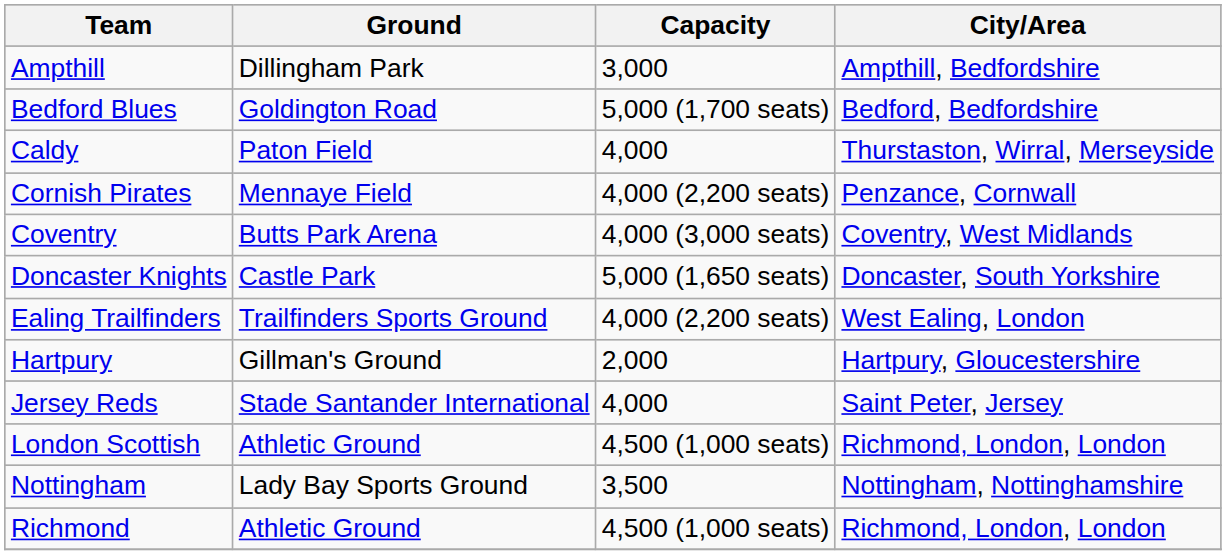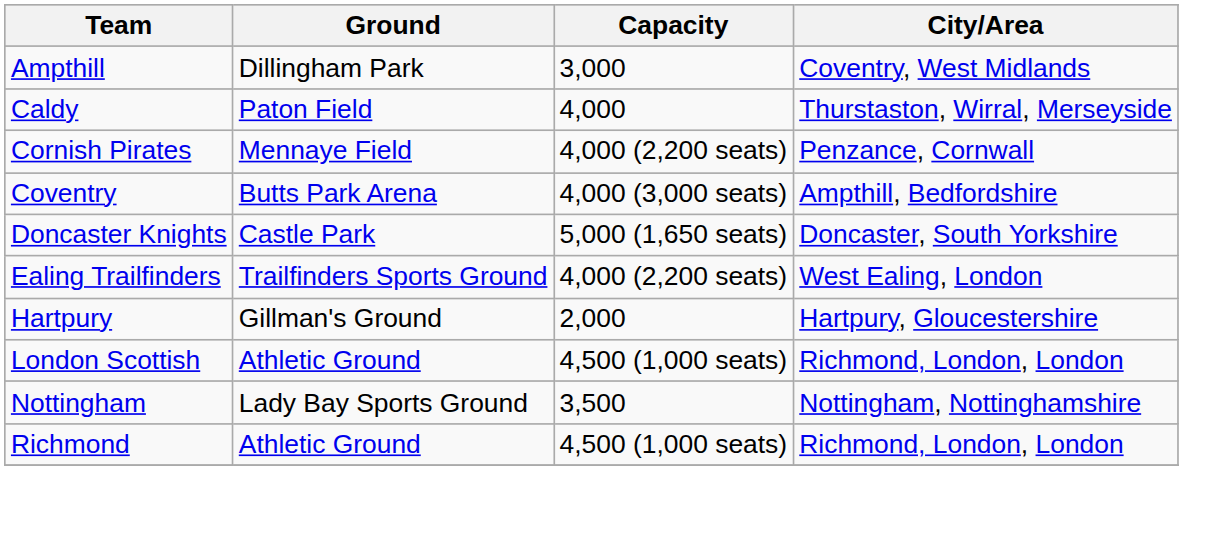(971, 67) Ampthill, Bedfordshire -> (945, 67) Coventry, West Midlands
- row: (94, 109)
(987, 234) Coventry, West Midlands -> (928, 192) Ampthill, Bedfordshire
- row: (84, 402)
